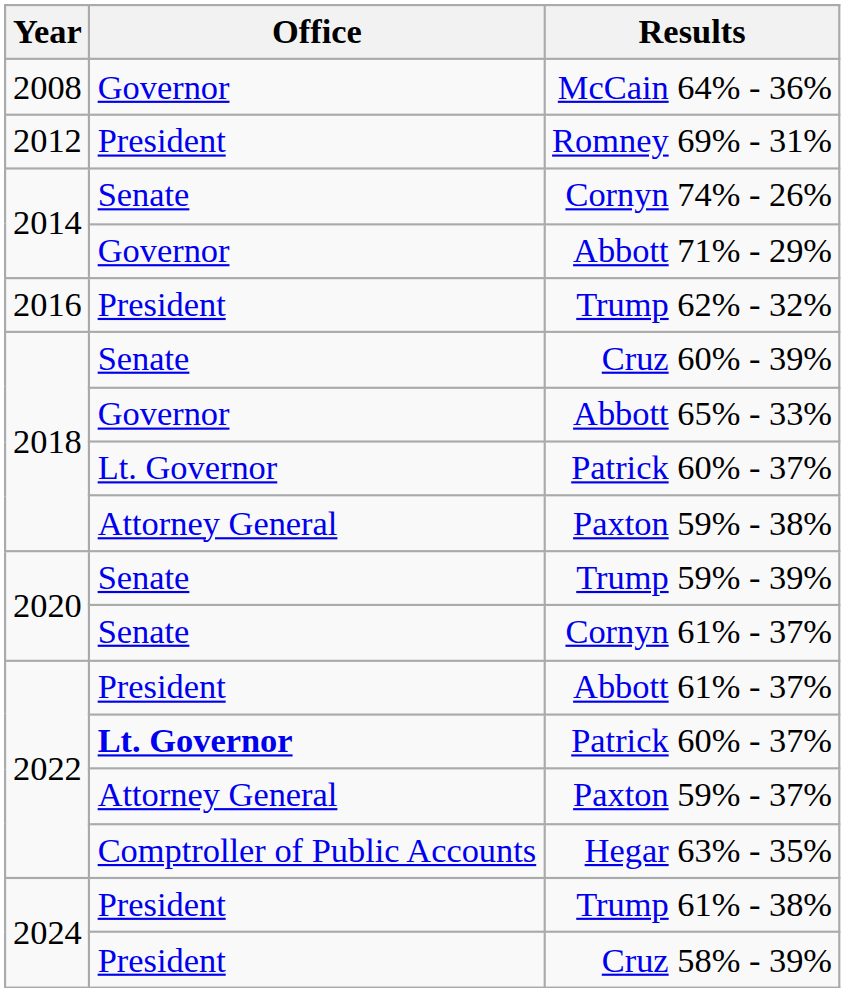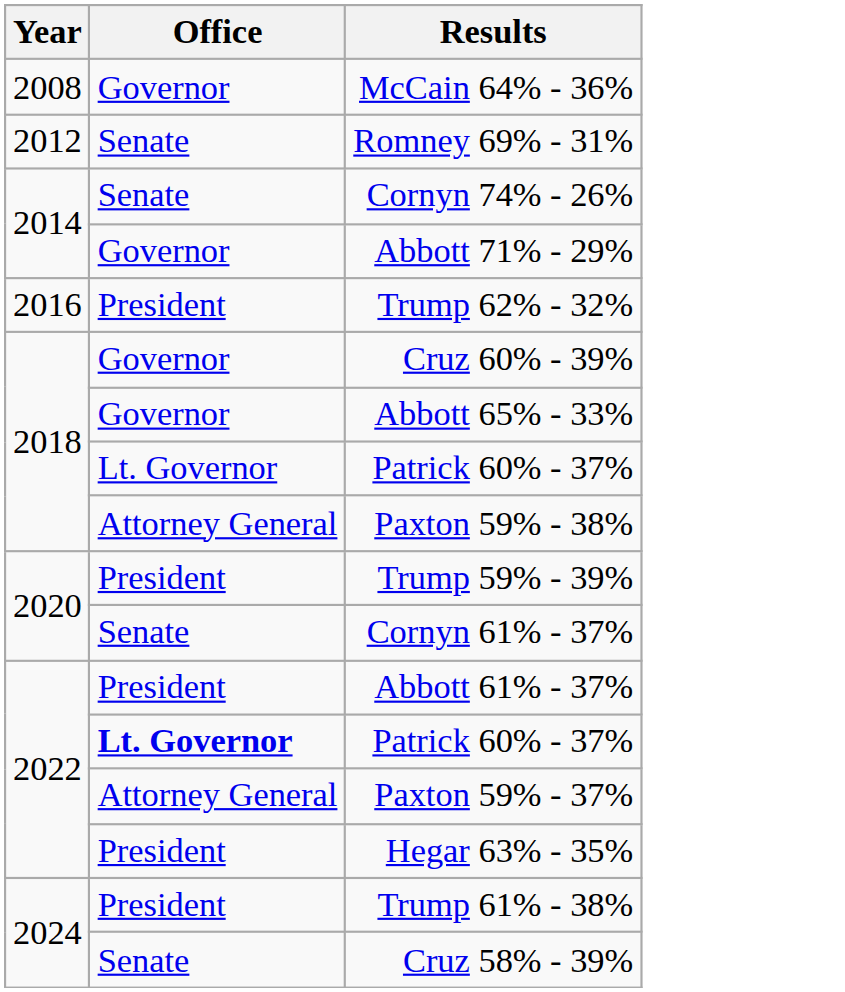(162, 140) President -> (144, 140) Senate
(144, 359) Senate -> (164, 359) Governor
(144, 577) Senate -> (162, 577) President
(317, 850) Comptroller of Public Accounts -> (162, 850) President
(162, 959) President -> (144, 959) Senate
